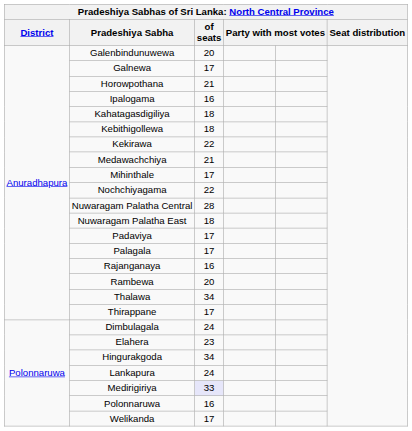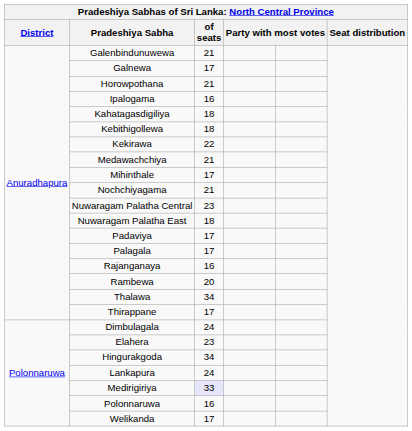(209, 53) 20 -> (209, 53) 21
(209, 190) 22 -> (209, 190) 21
(209, 205) 28 -> (209, 205) 23
